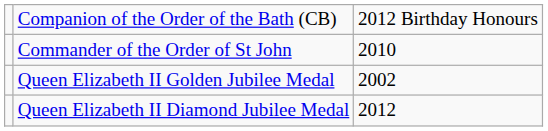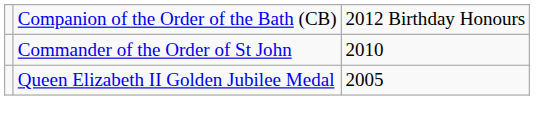(377, 79) 2002 -> (364, 79) 2005
- row: (184, 110)
